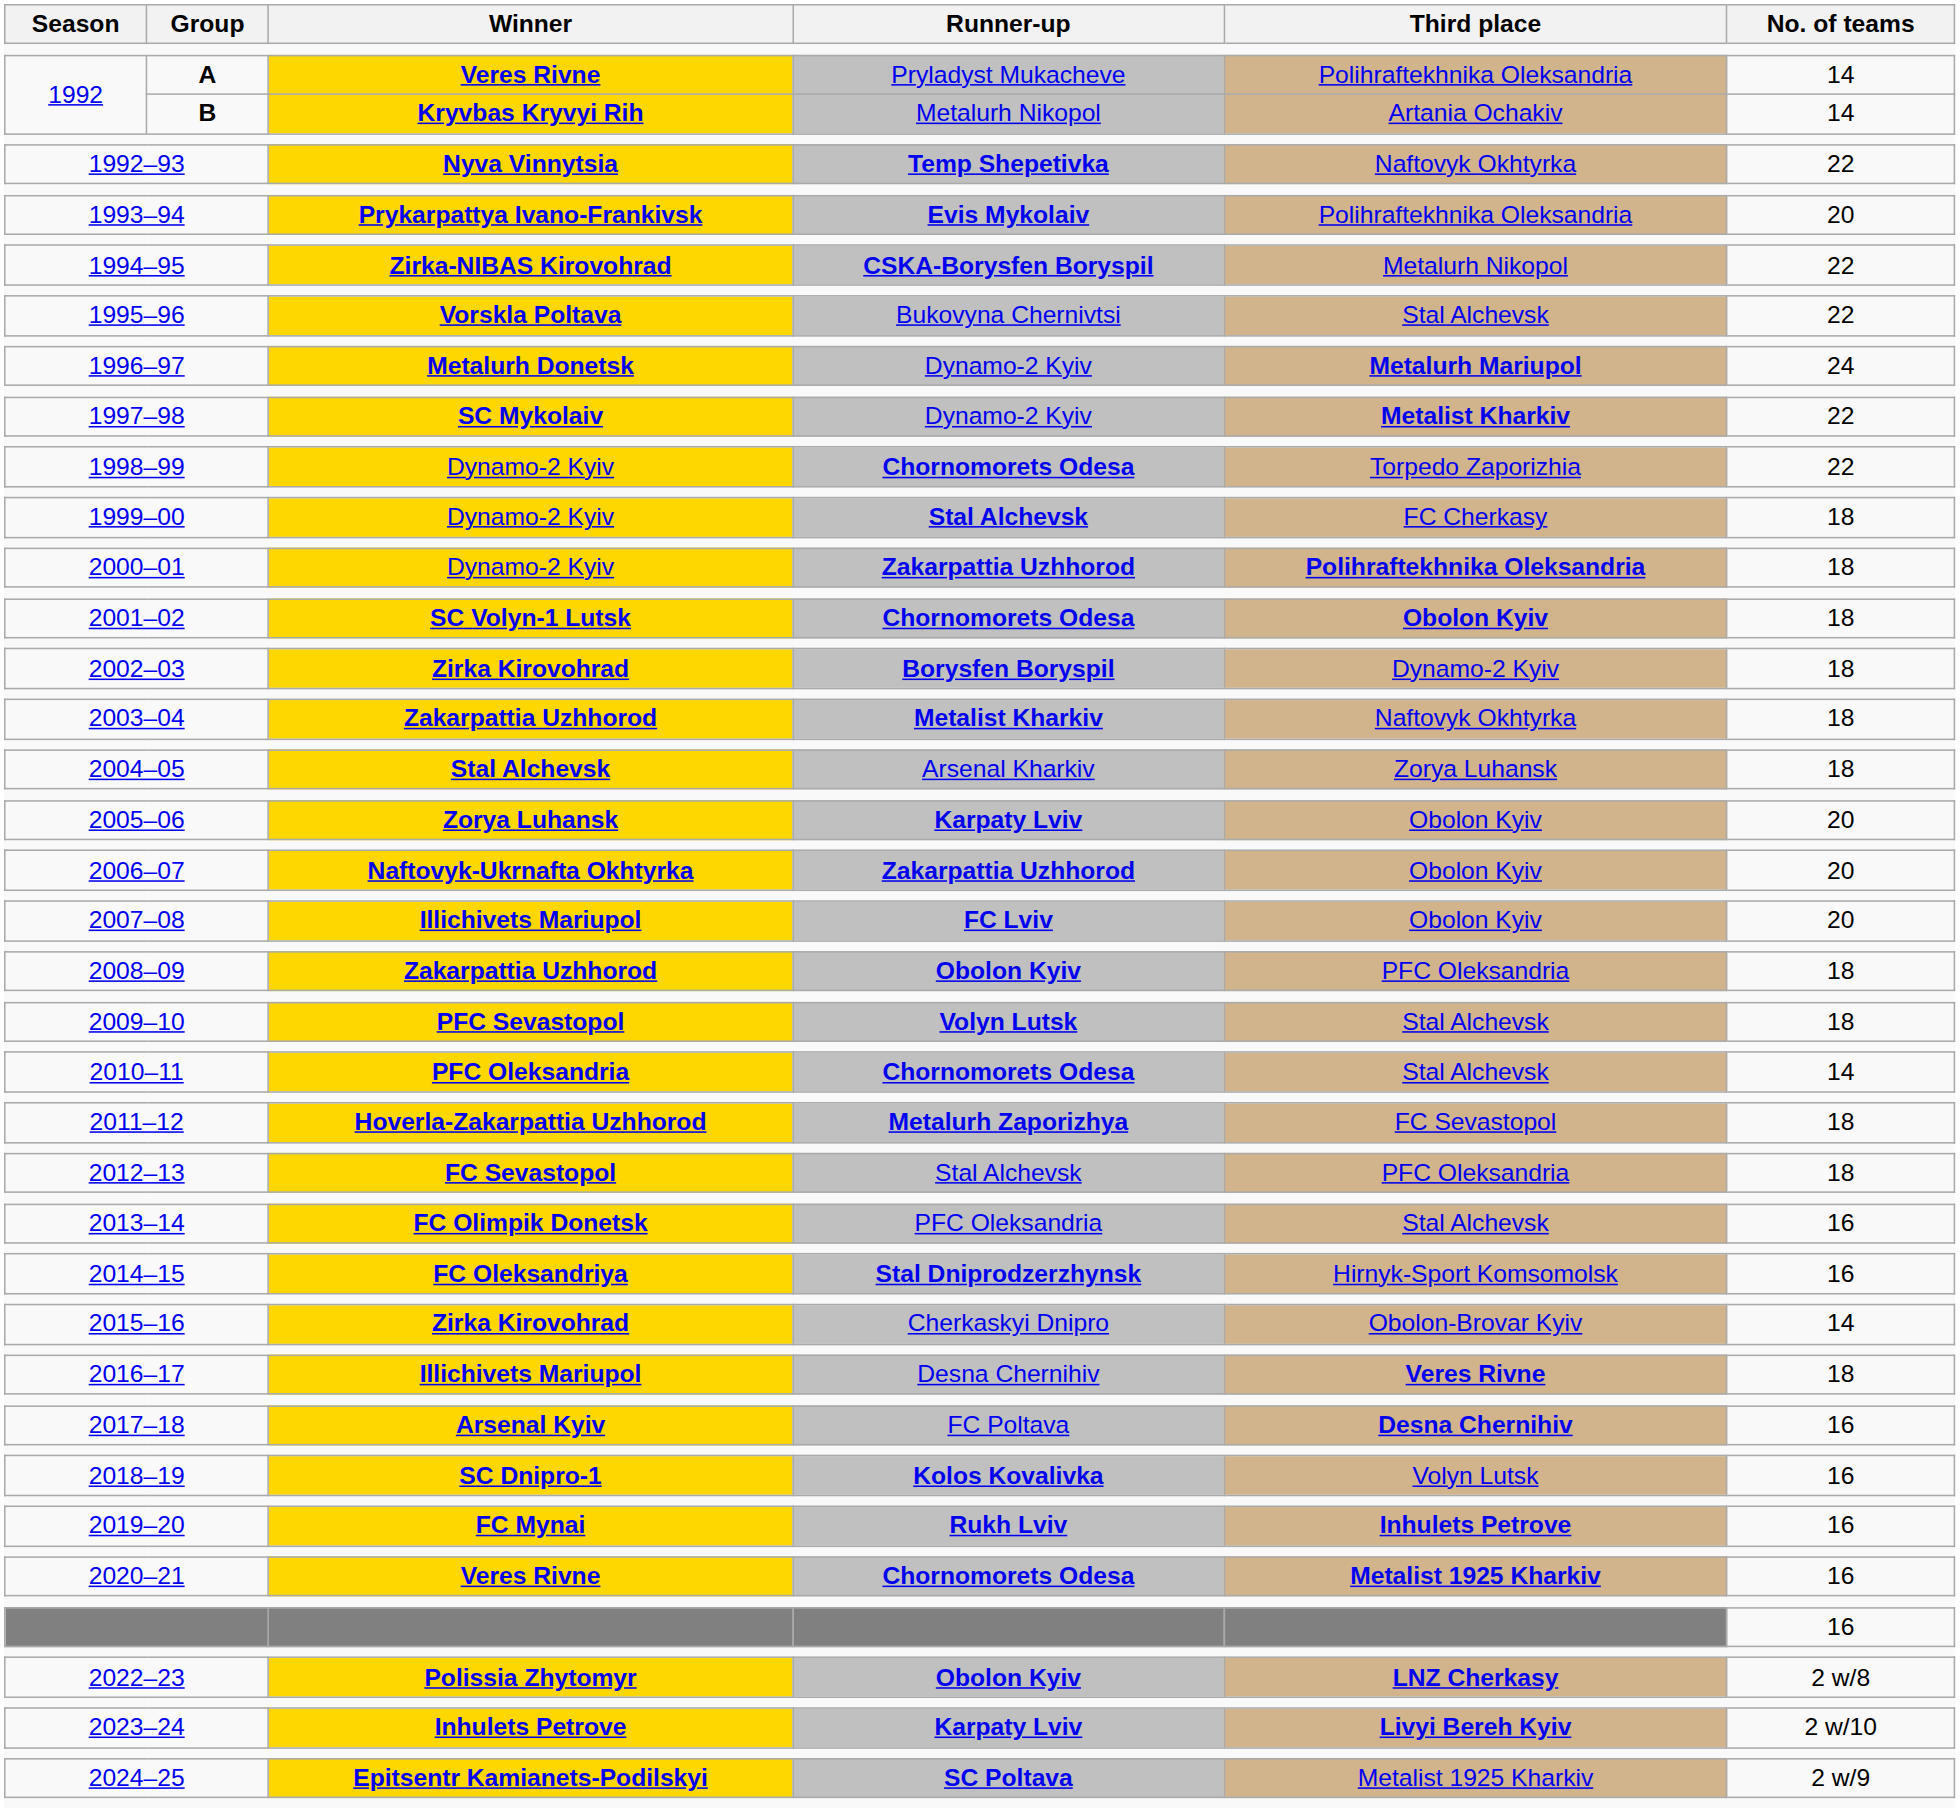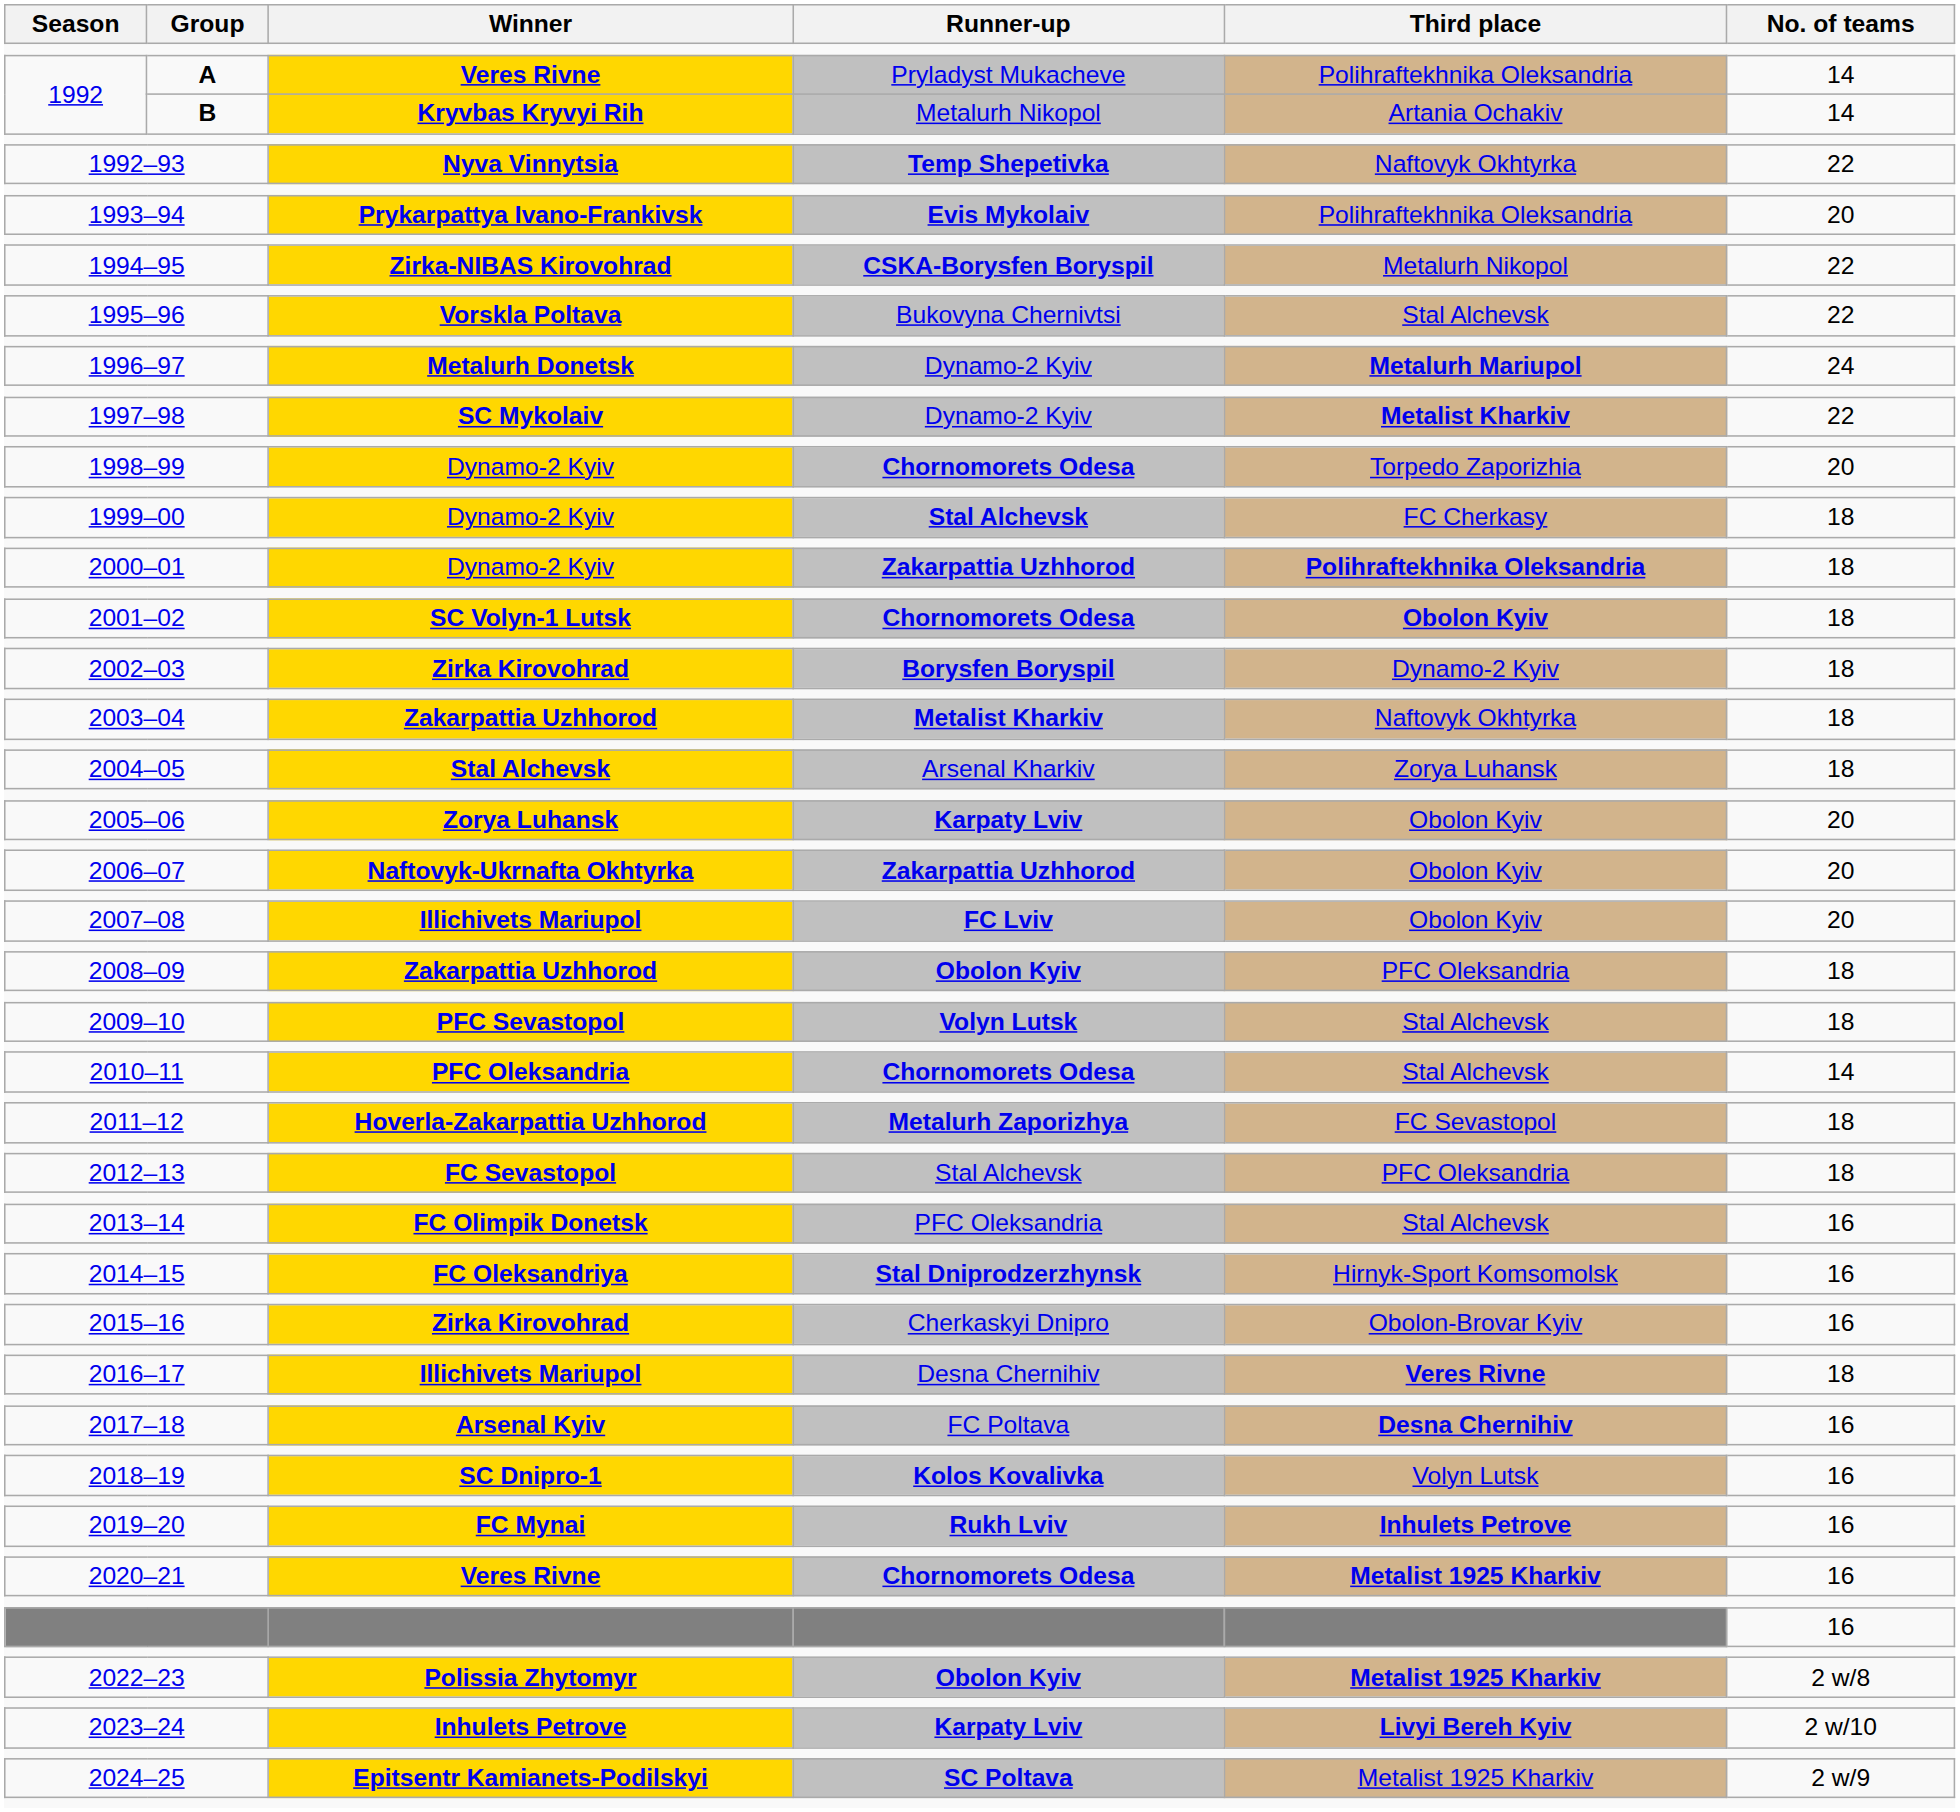(1841, 466) 22 -> (1841, 466) 20
(1841, 1323) 14 -> (1841, 1323) 16
(1475, 1677) LNZ Cherkasy -> (1475, 1677) Metalist 1925 Kharkiv
